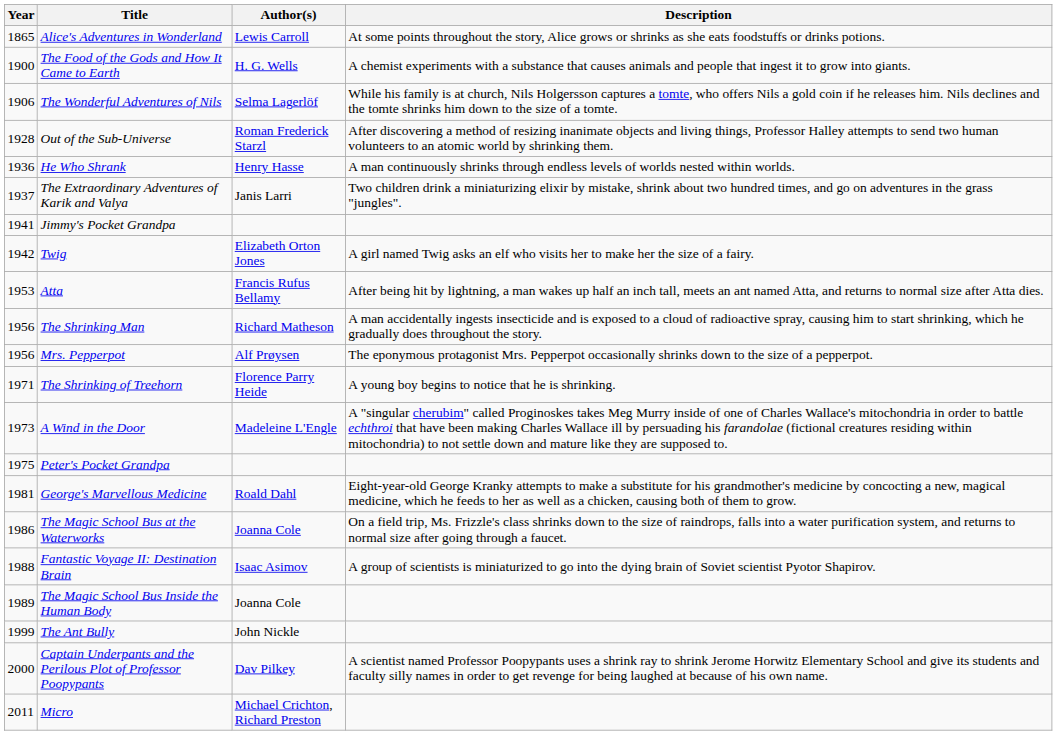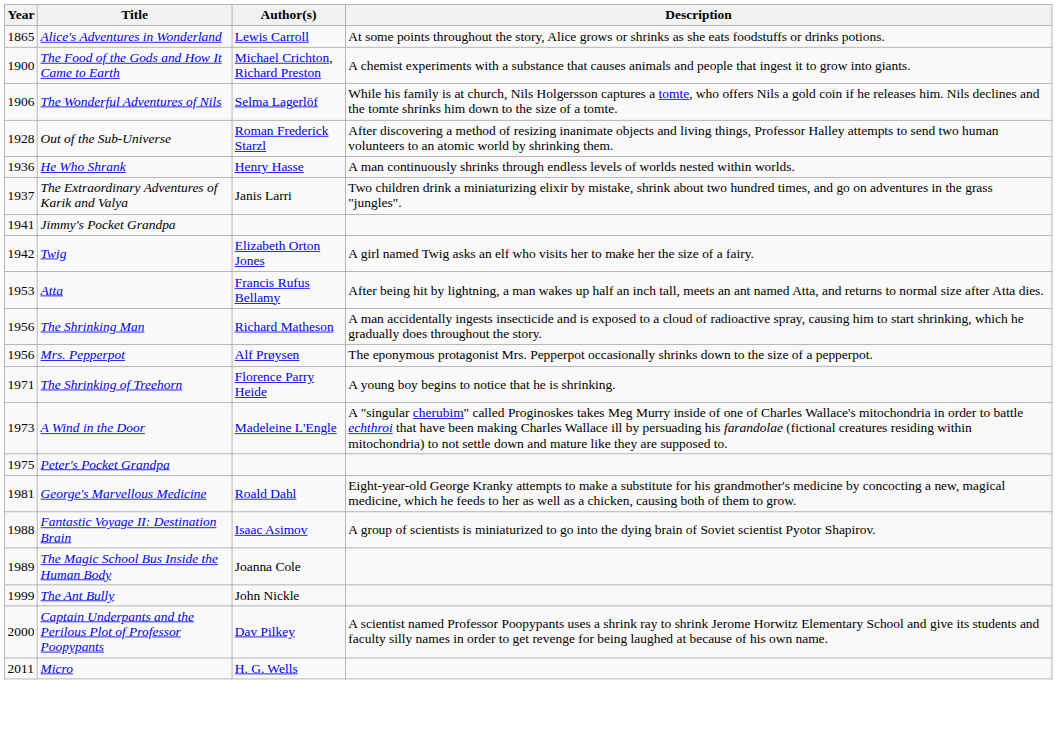(266, 65) H. G. Wells -> (284, 65) Michael Crichton, Richard Preston
- row: (118, 530)
(284, 712) Michael Crichton, Richard Preston -> (266, 668) H. G. Wells
